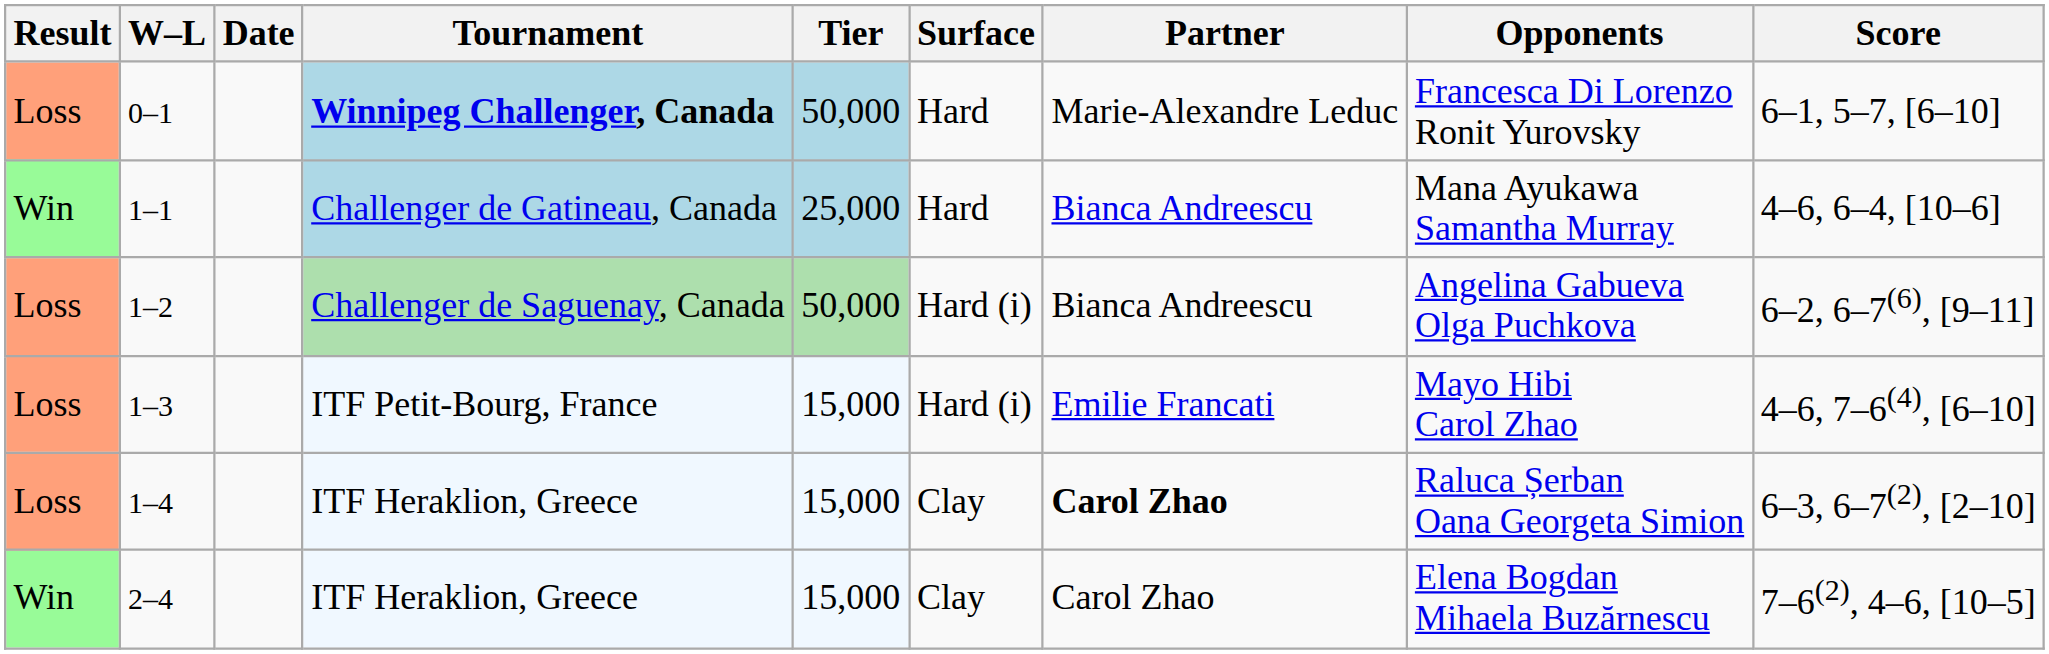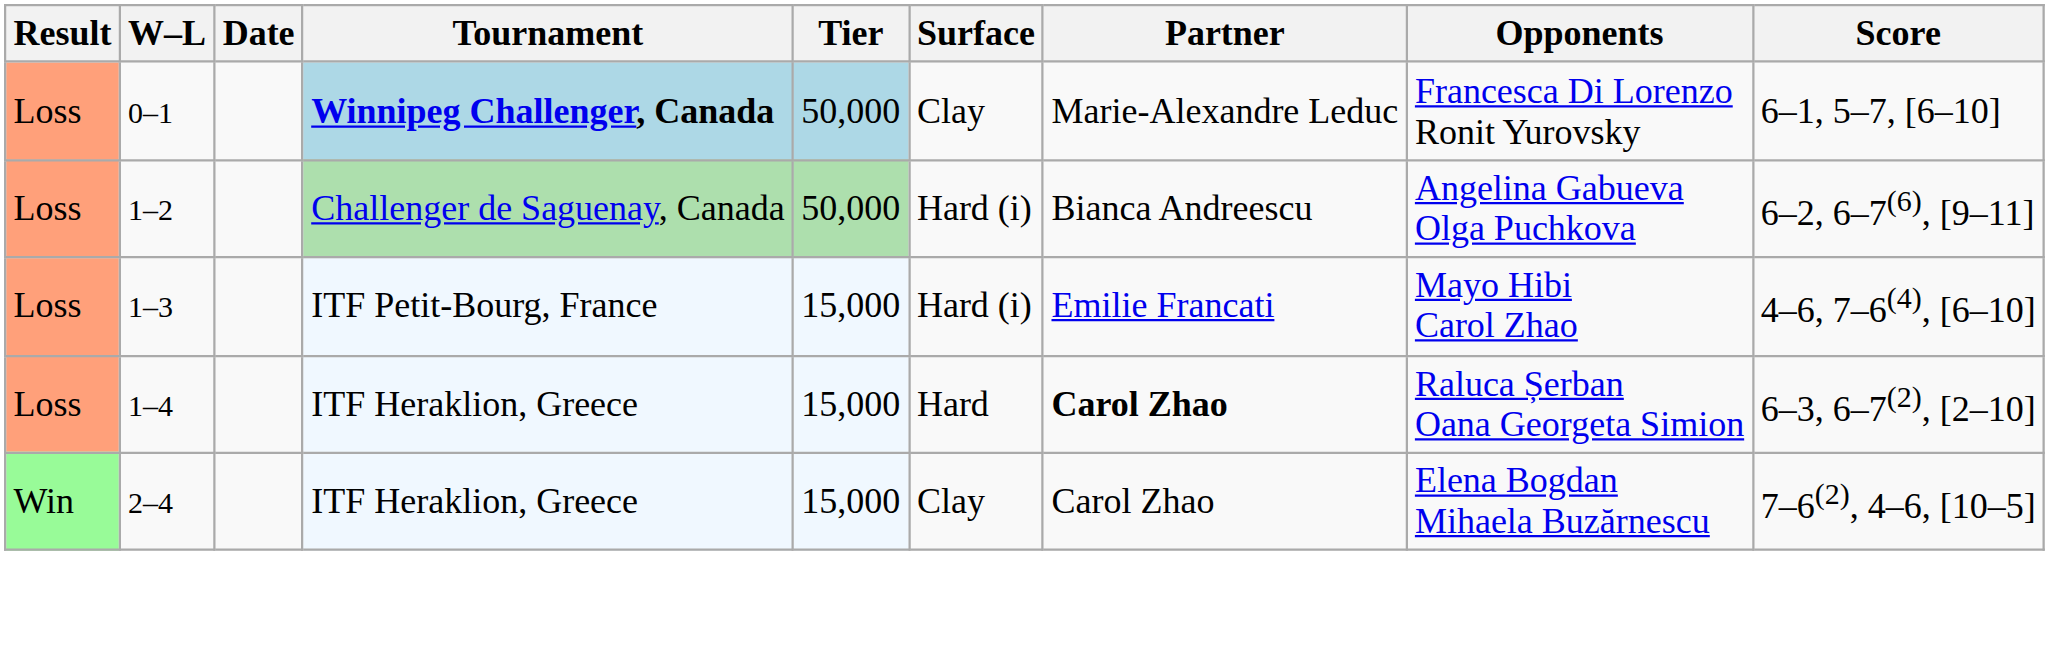(953, 110) Hard -> (951, 110) Clay
- row: (151, 210)
(951, 500) Clay -> (953, 403) Hard
